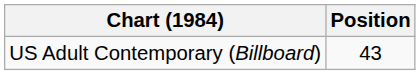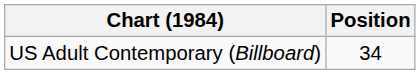(370, 52) 43 -> (370, 52) 34
